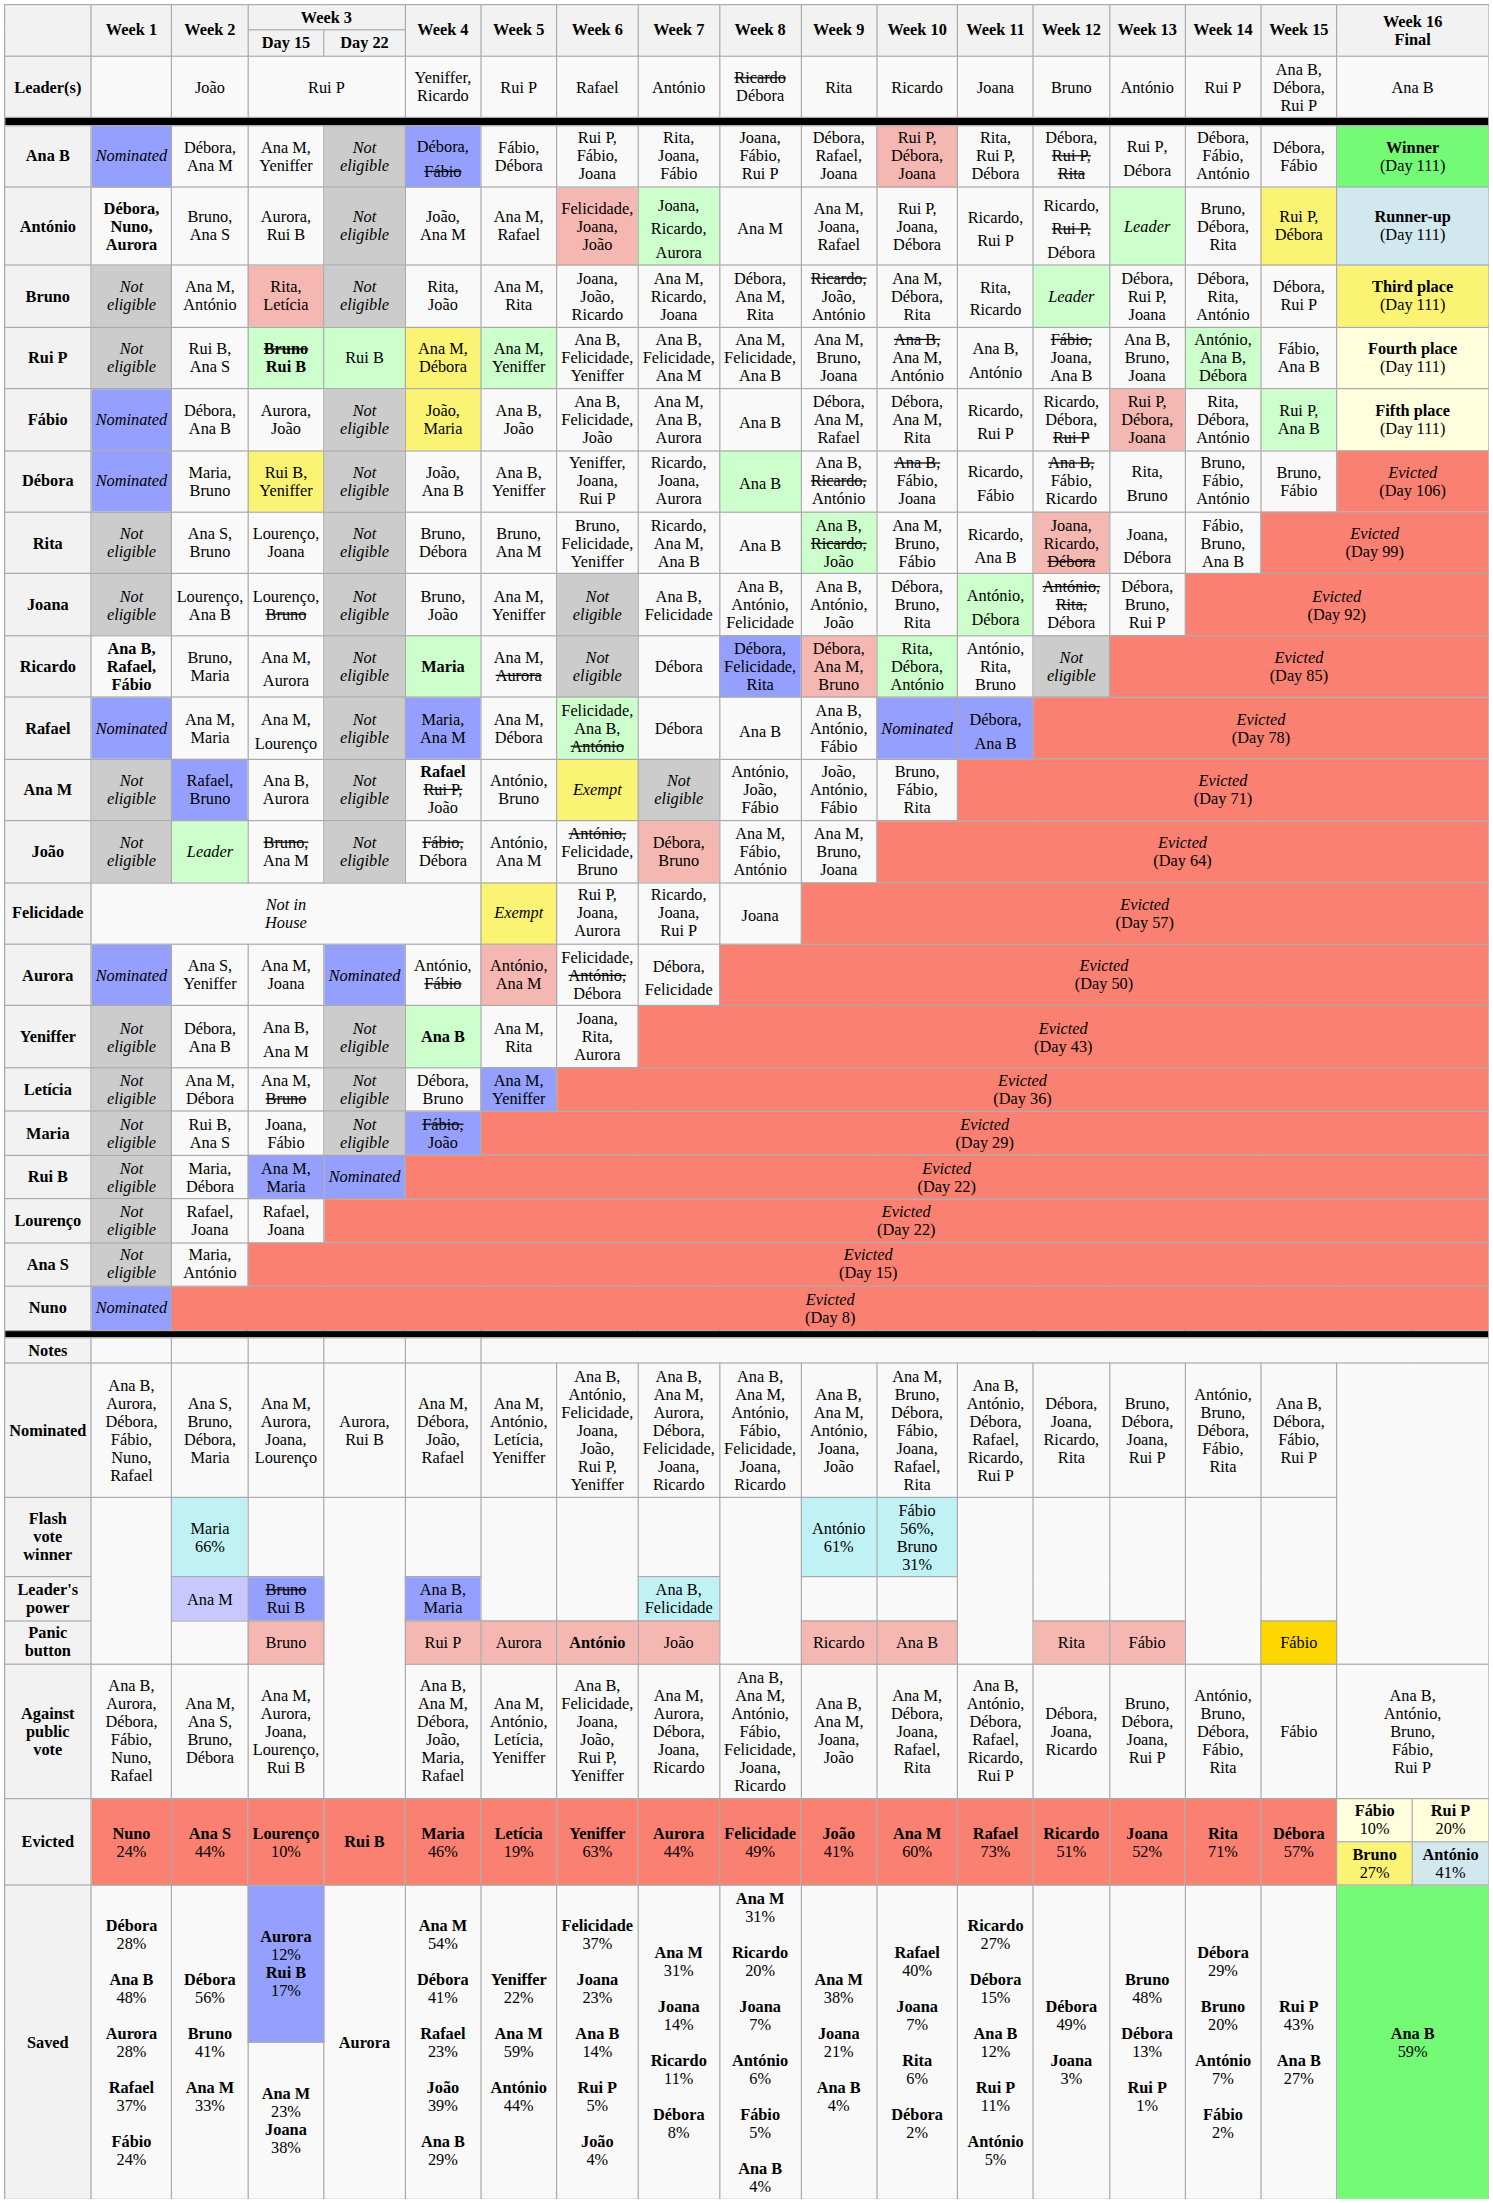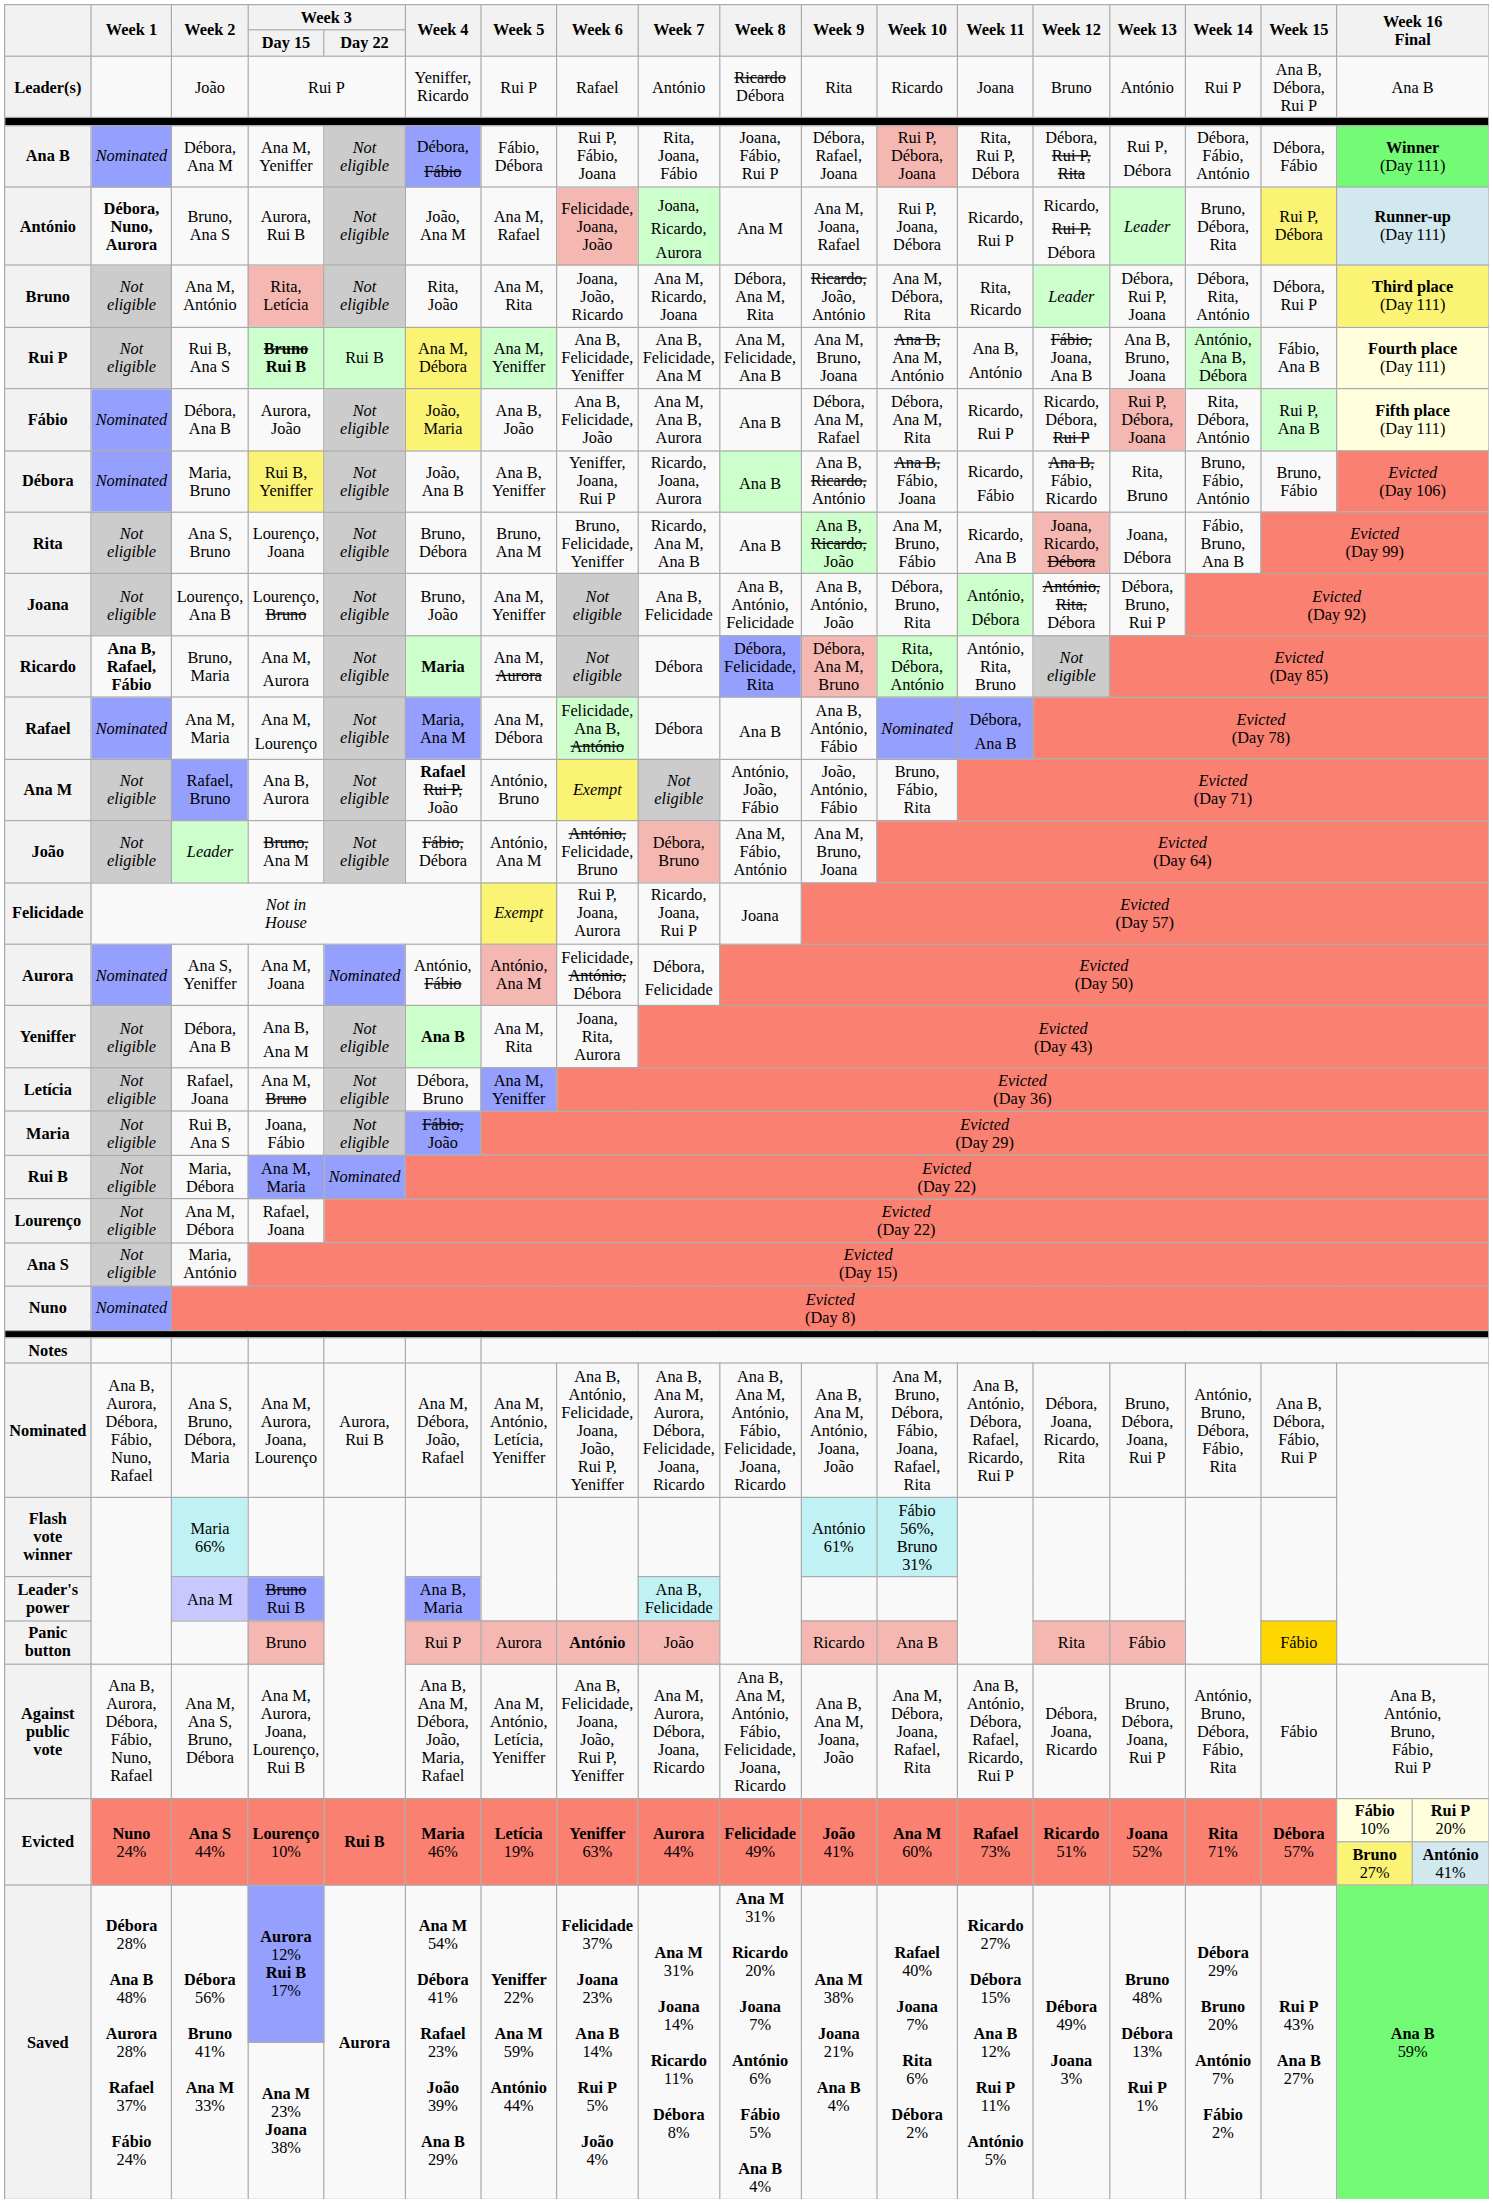(210, 1089) Ana M, Débora -> (210, 1089) Rafael, Joana
(210, 1220) Rafael, Joana -> (210, 1220) Ana M, Débora
